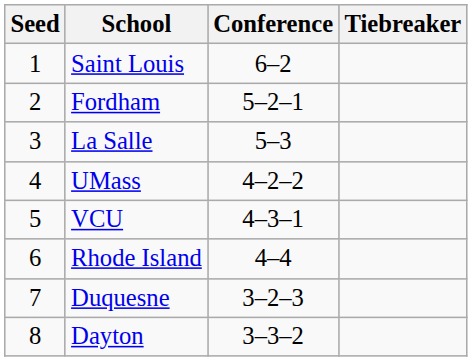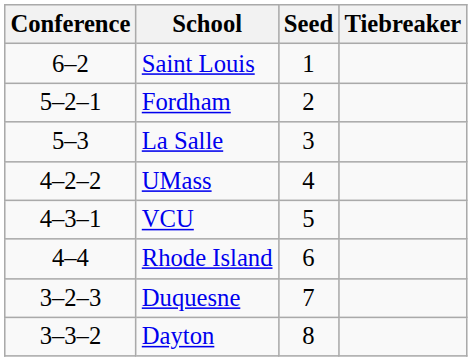columns swapped: (35, 24) <-> (273, 24)
